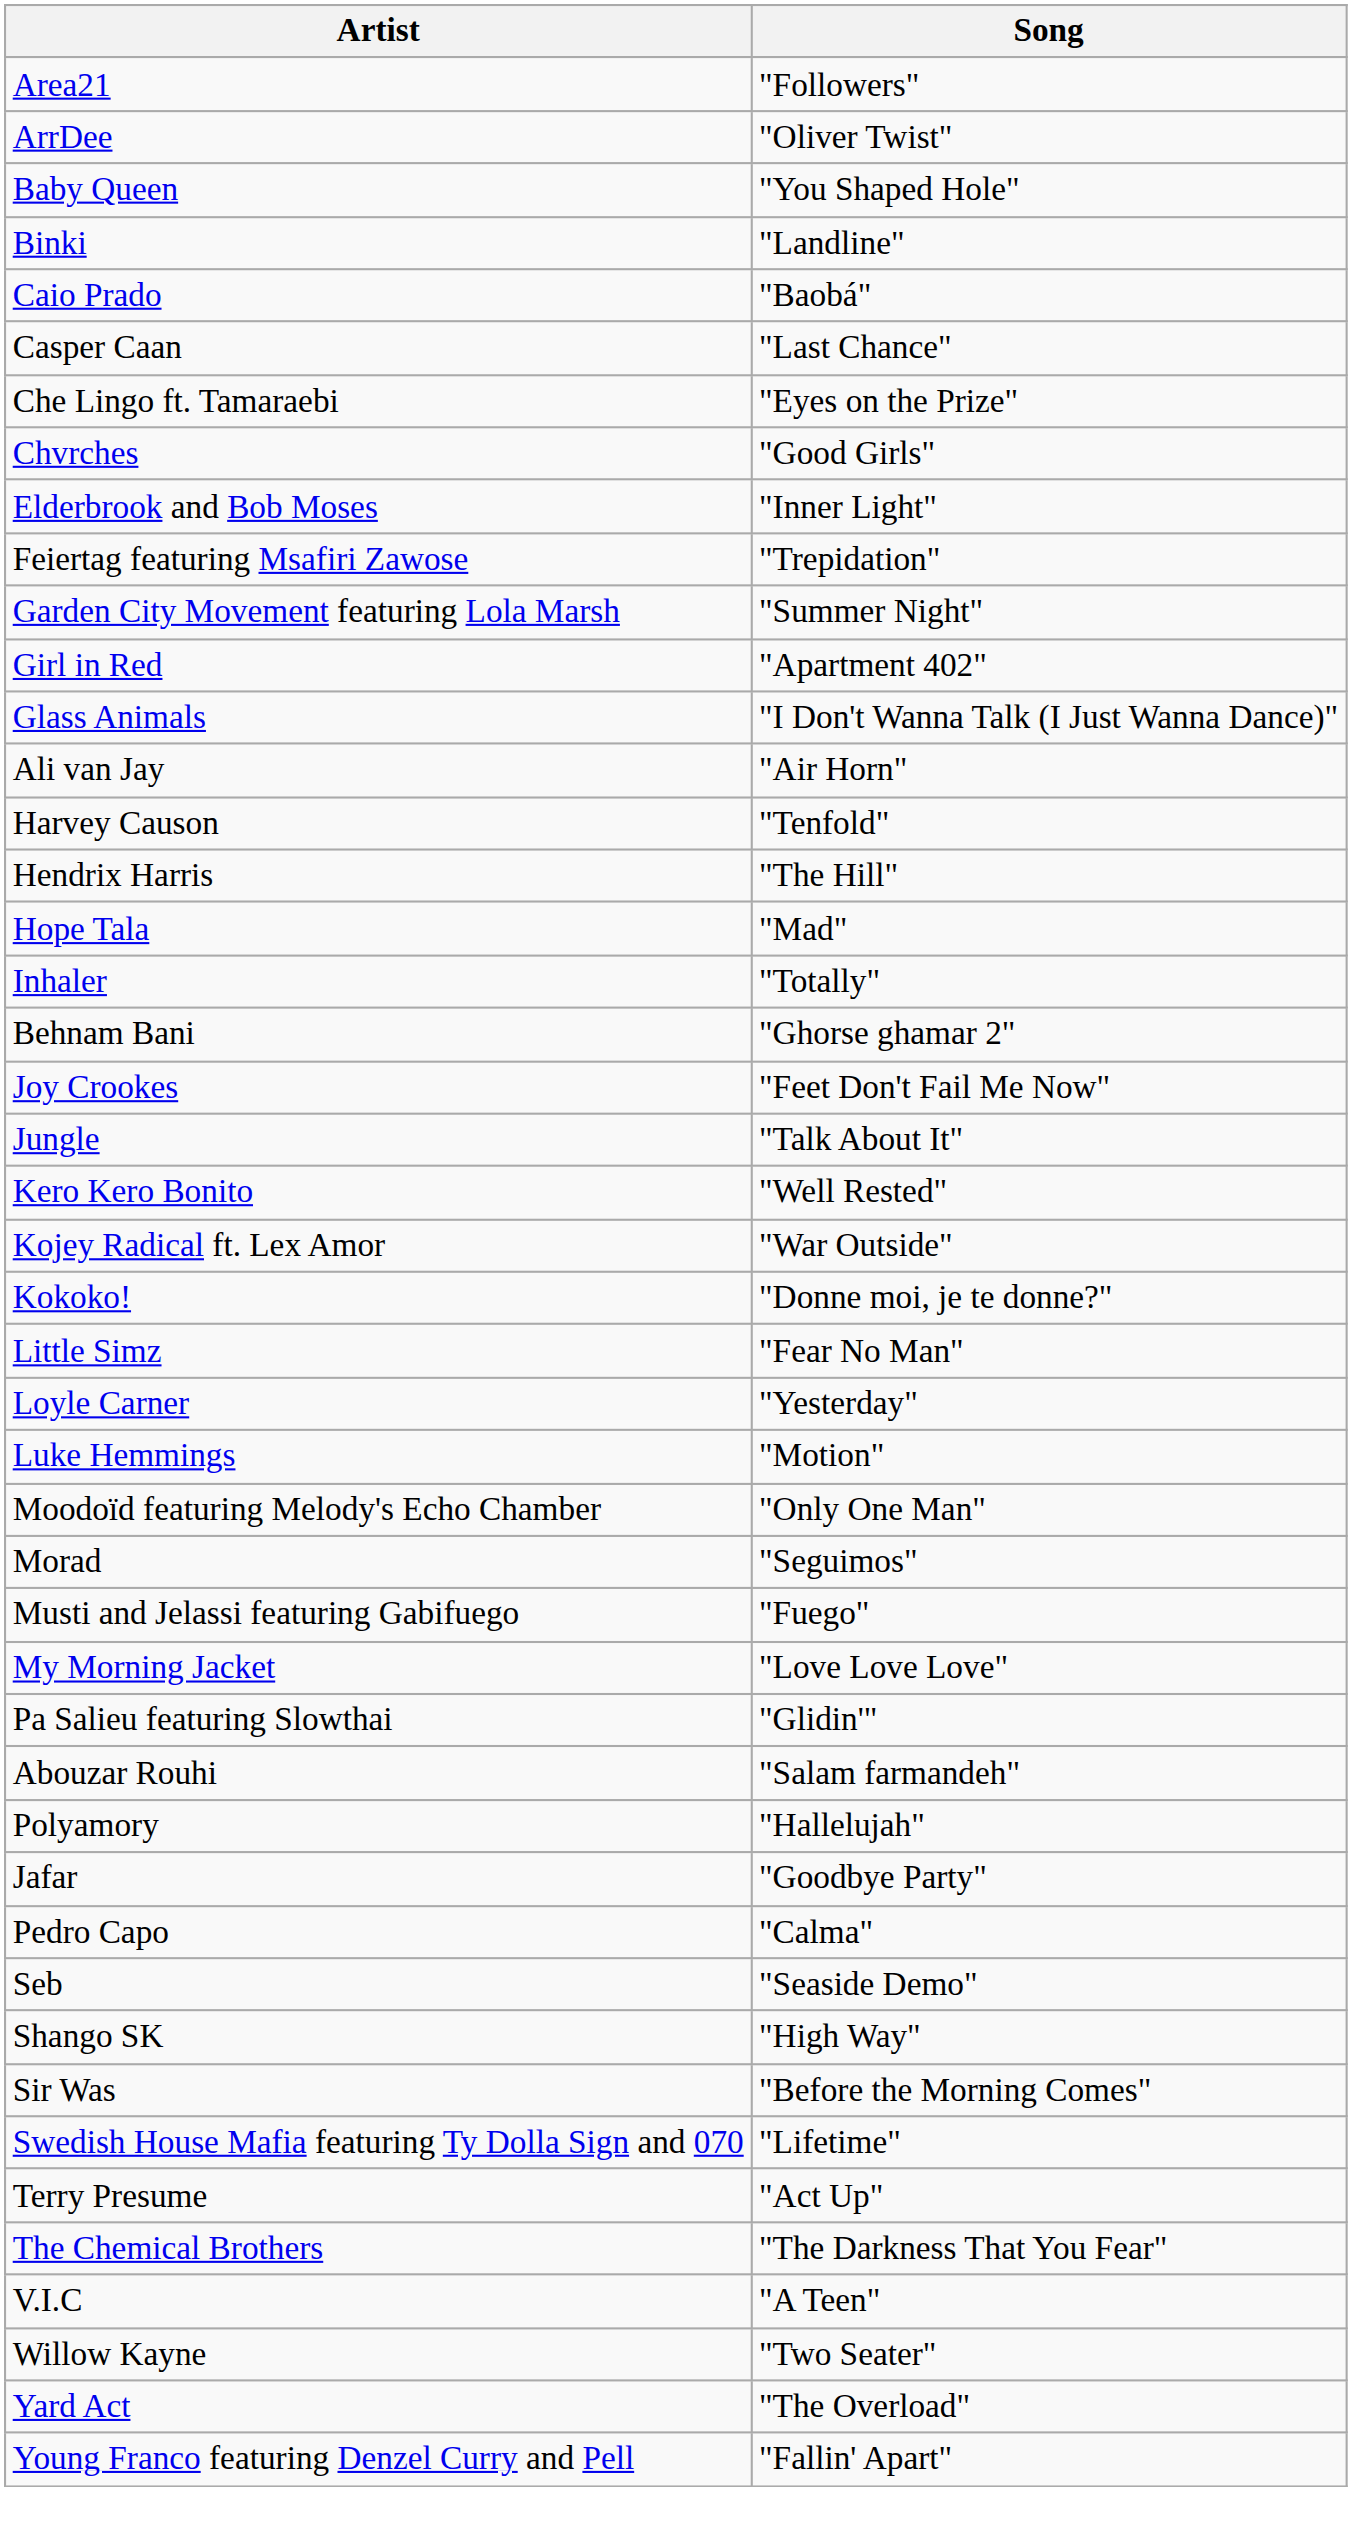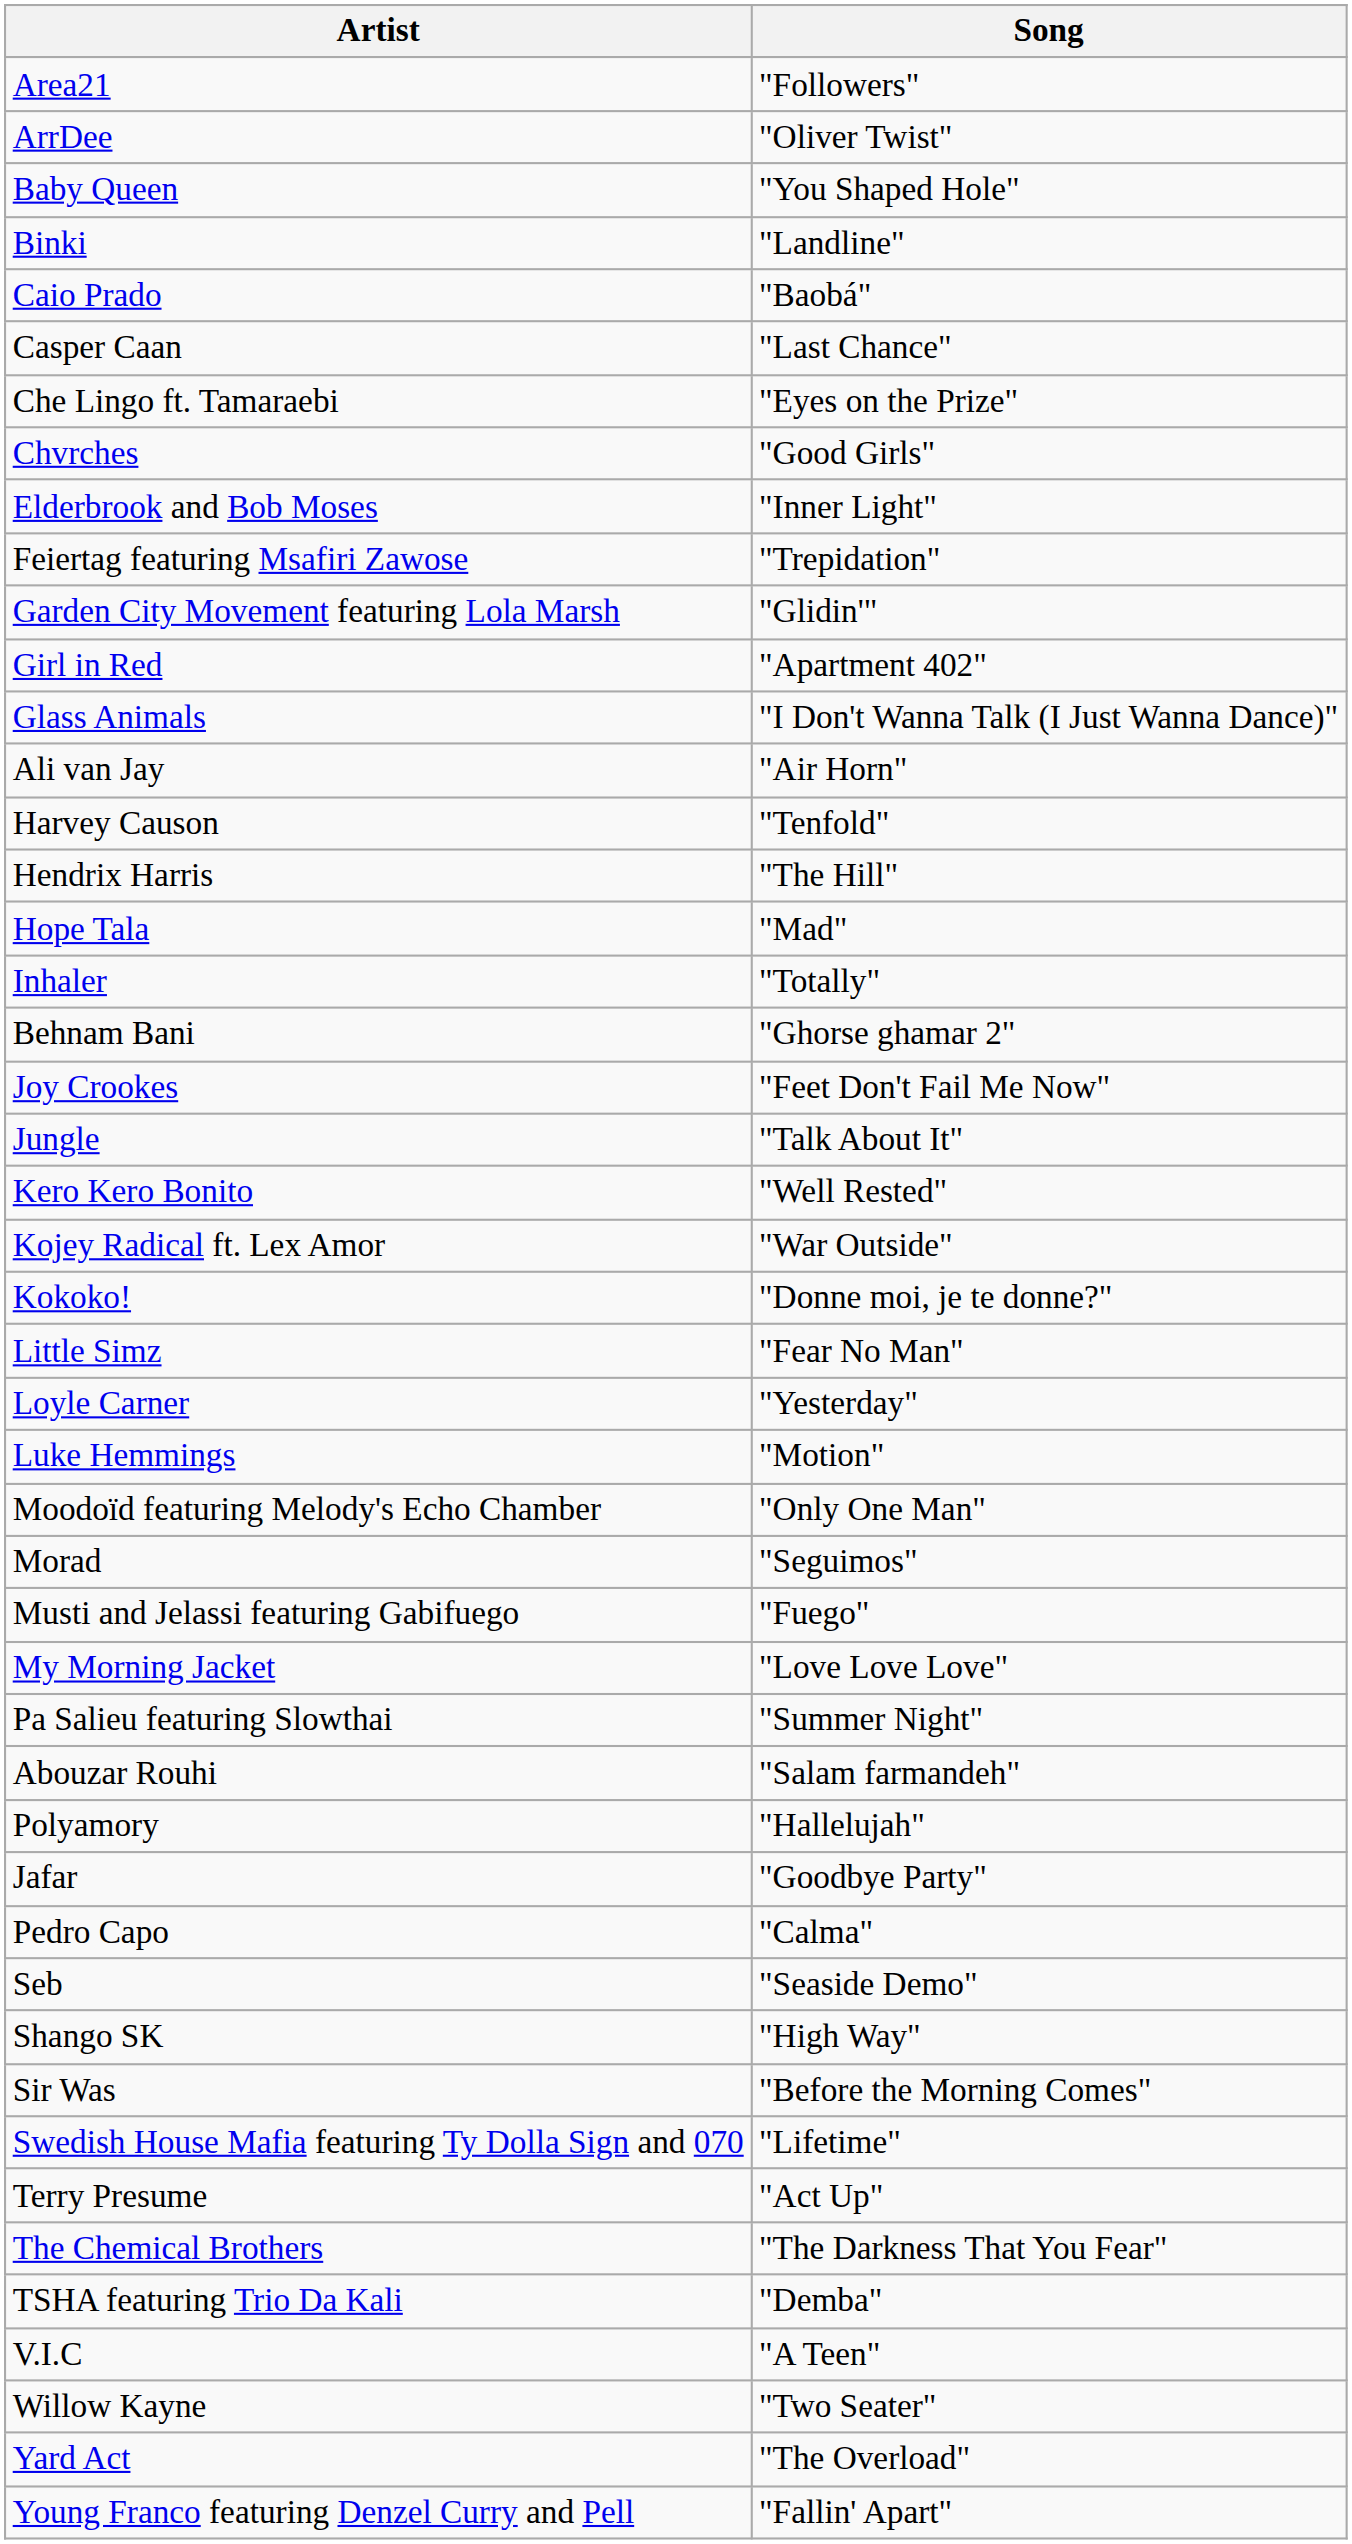(871, 611) "Summer Night" -> (818, 611) "Glidin'"
(818, 1719) "Glidin'" -> (871, 1719) "Summer Night"
+ row: (208, 2300)
